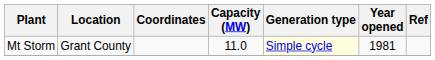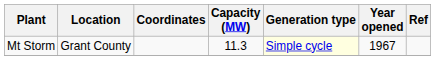(236, 45) 11.0 -> (236, 45) 11.3
(382, 45) 1981 -> (382, 45) 1967
